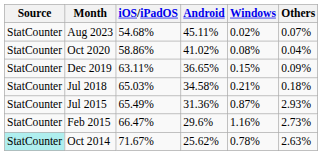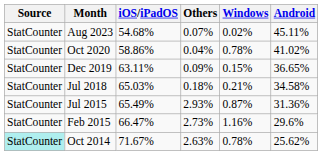columns swapped: (204, 13) <-> (298, 13)
(245, 50) 0.08% -> (237, 50) 0.78%
